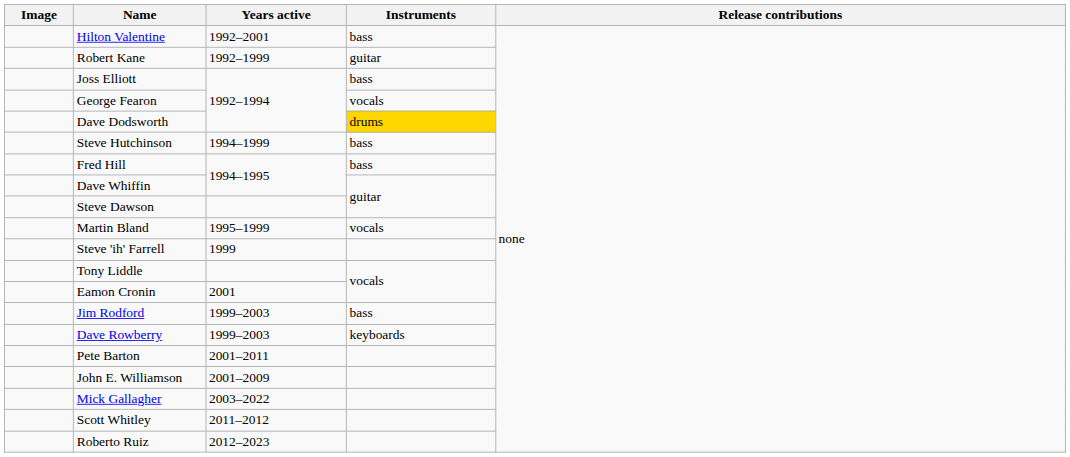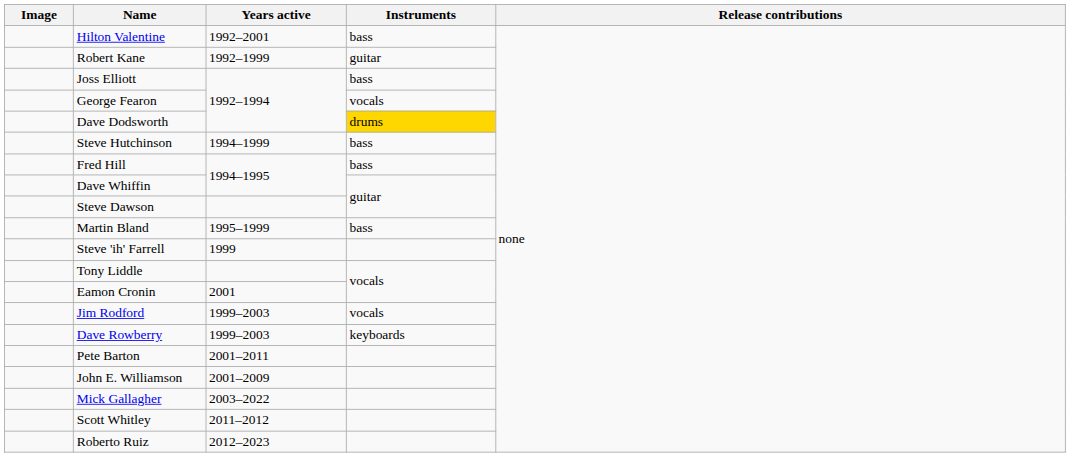(367, 228) vocals -> (361, 228) bass
(361, 313) bass -> (367, 313) vocals
